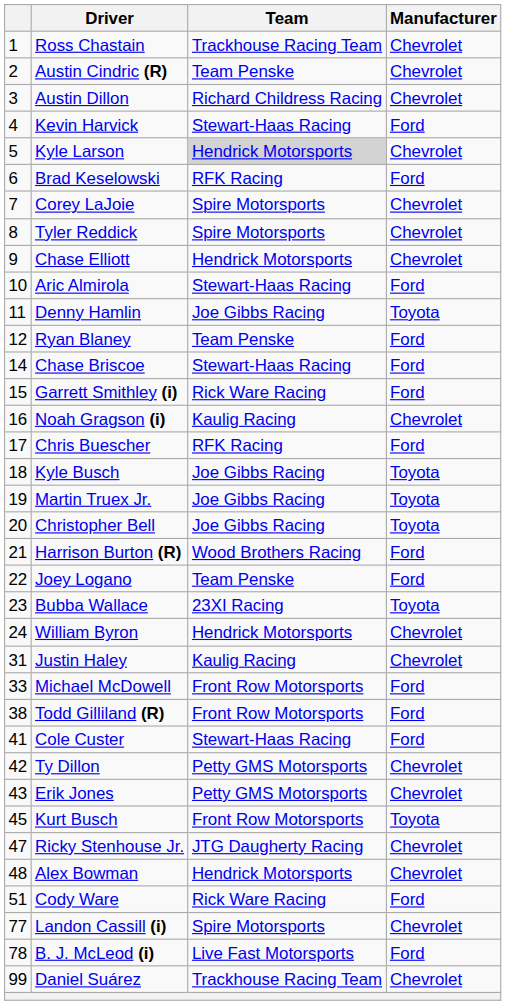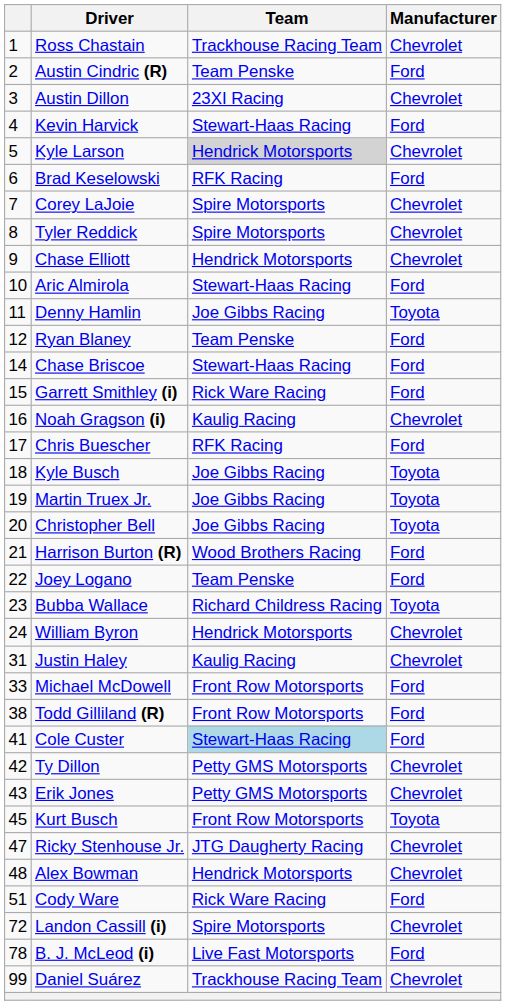(426, 72) Chevrolet -> (407, 72) Ford
(287, 98) Richard Childress Racing -> (238, 98) 23XI Racing
(238, 606) 23XI Racing -> (287, 606) Richard Childress Racing
(272, 739) no background -> (272, 739) lightblue background
(18, 926) 77 -> (18, 926) 72
